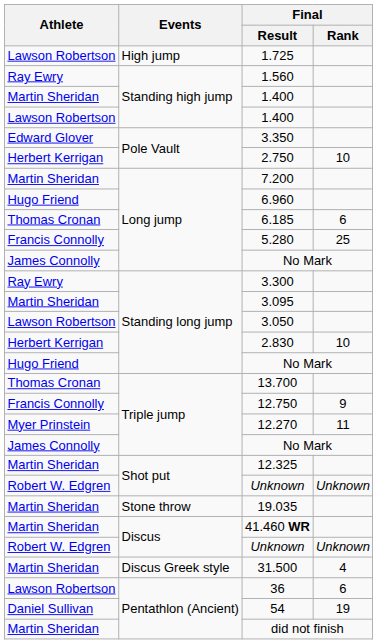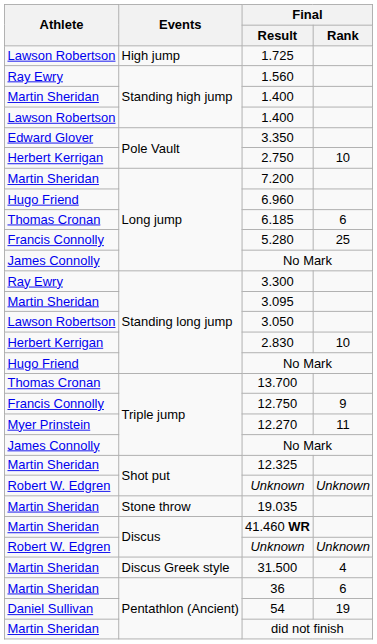(61, 588) Lawson Robertson -> (53, 588) Martin Sheridan
